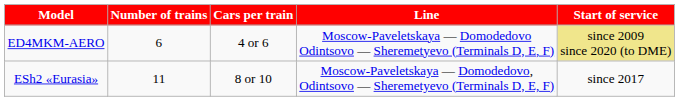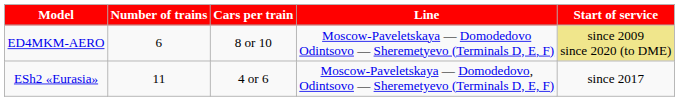(253, 43) 4 or 6 -> (253, 43) 8 or 10
(253, 78) 8 or 10 -> (253, 78) 4 or 6
